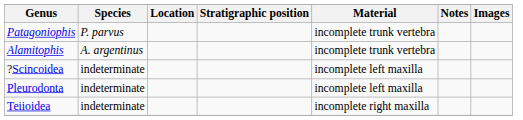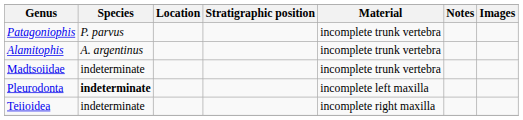+ row: (36, 69)
- row: (35, 69)
(113, 87) normal -> (116, 87) bold
